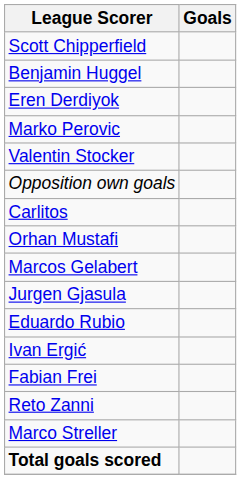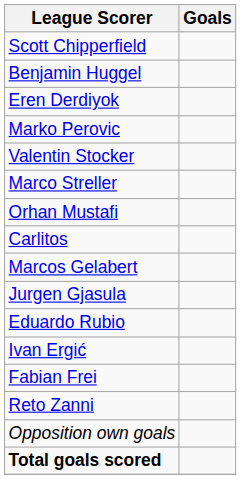rows swapped: (63, 433) <-> (92, 184)
rows swapped: (63, 239) <-> (38, 211)
